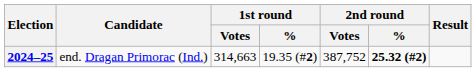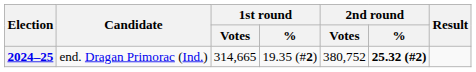(235, 56) 314,663 -> (235, 56) 314,665
(344, 56) 387,752 -> (344, 56) 380,752
